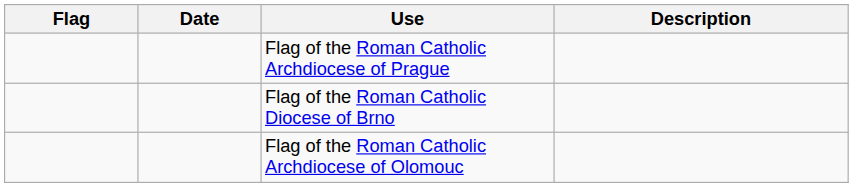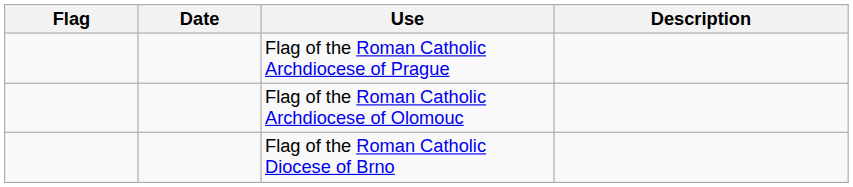rows swapped: (375, 157) <-> (375, 107)
